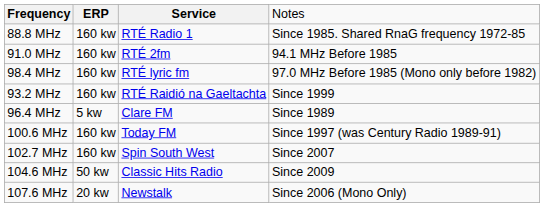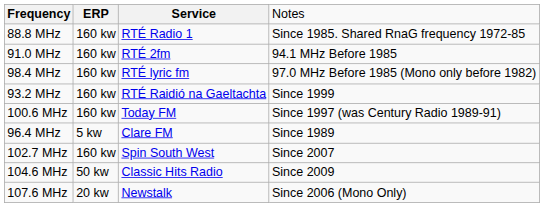rows swapped: (34, 113) <-> (37, 133)
